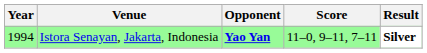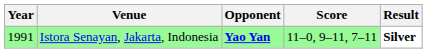(21, 37) 1994 -> (21, 37) 1991
